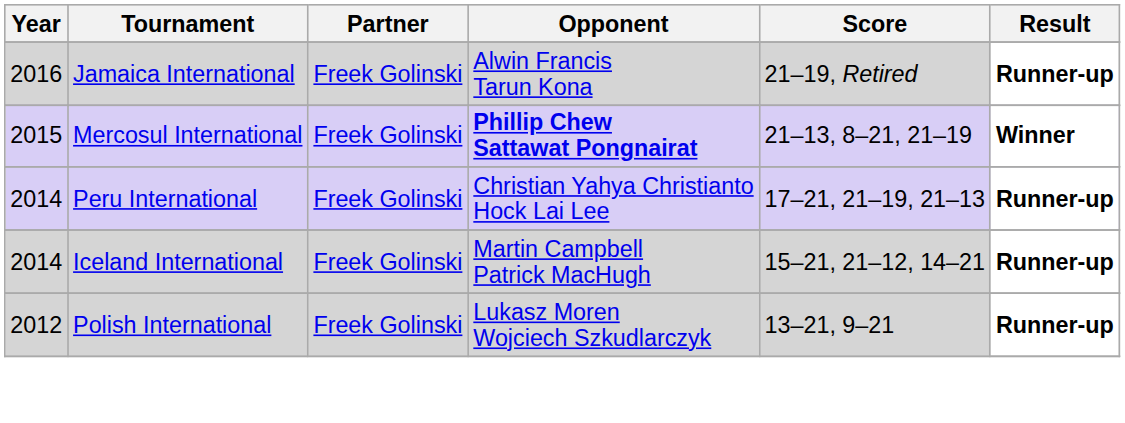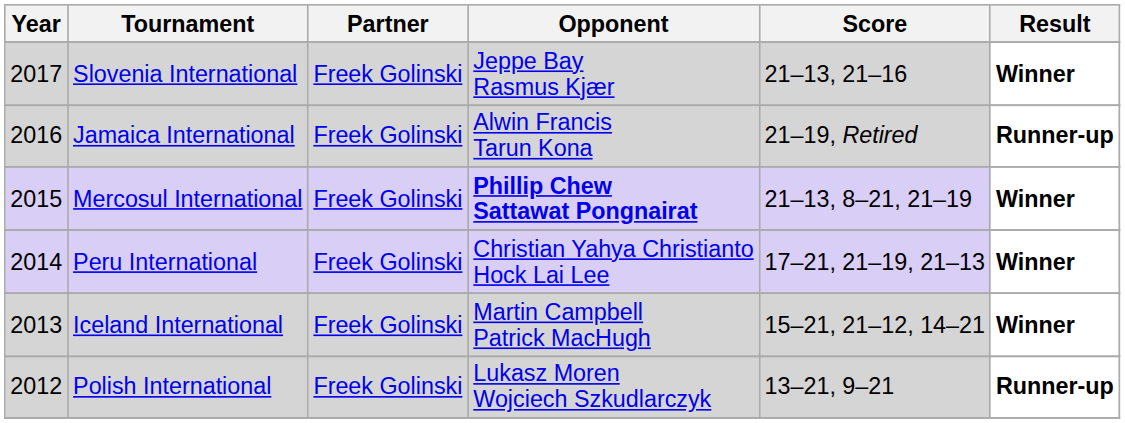+ row: (185, 73)
(1055, 199) Runner-up -> (1035, 262) Winner
(36, 262) 2014 -> (36, 325) 2013
(1055, 262) Runner-up -> (1035, 325) Winner
